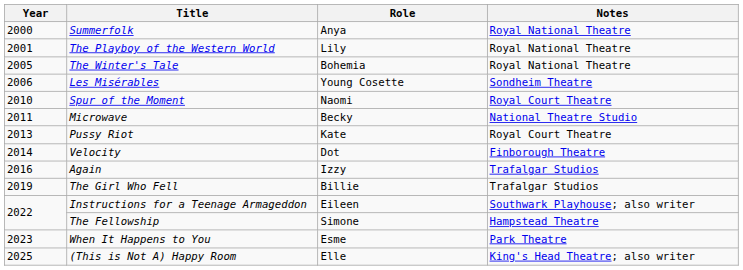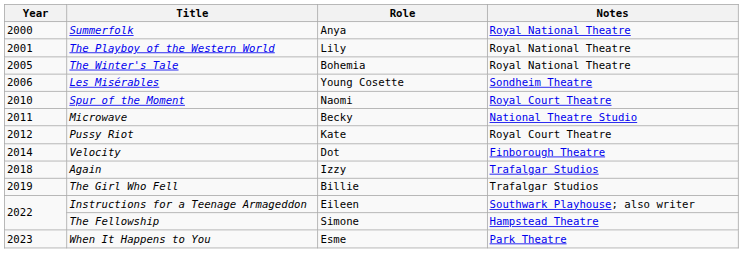(20, 135) 2013 -> (20, 135) 2012
(20, 169) 2016 -> (20, 169) 2018
- row: (153, 256)
